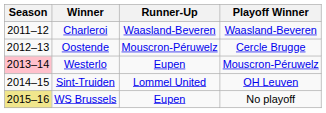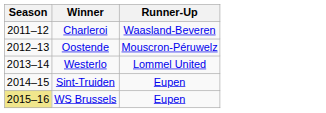- column: (271, 13)
(28, 64) pink background -> (28, 64) no background
(170, 64) Eupen -> (170, 64) Lommel United
(170, 82) Lommel United -> (170, 82) Eupen
